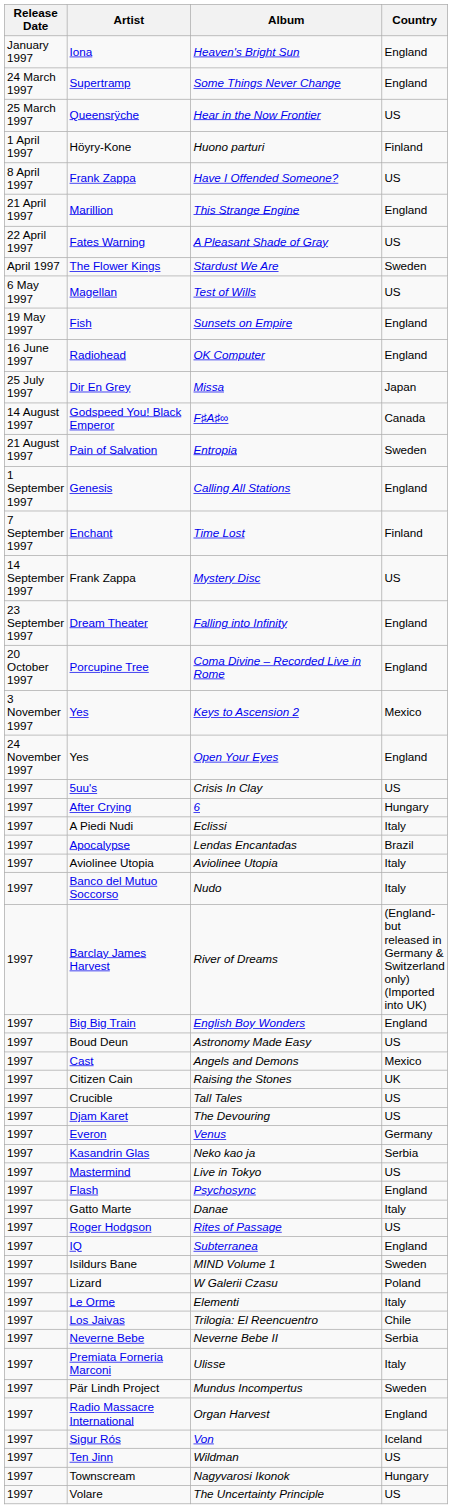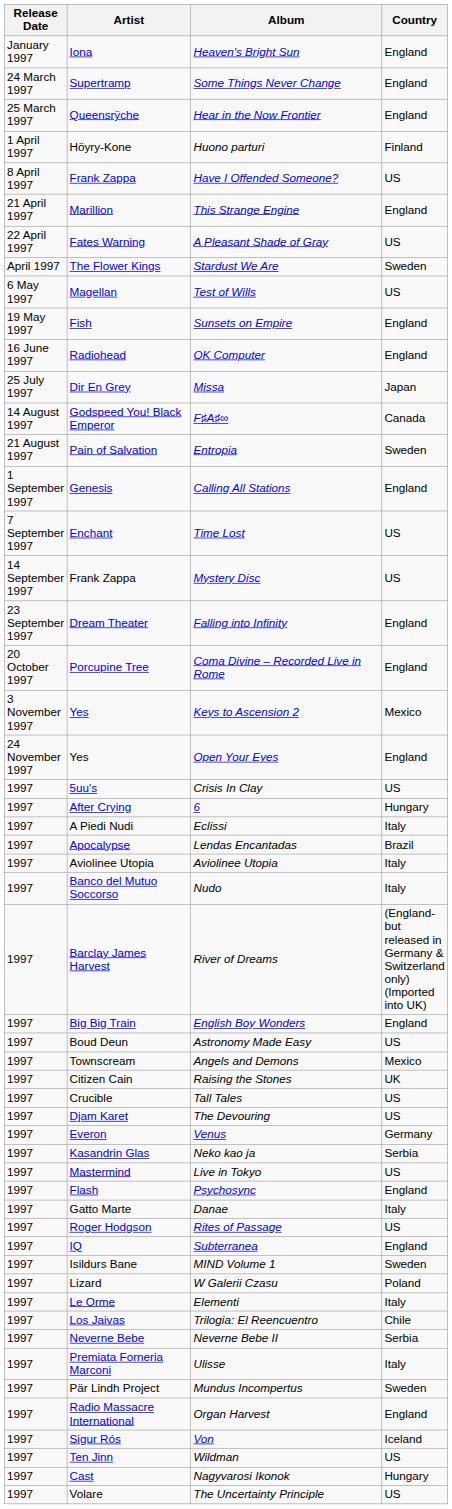(393, 115) US -> (406, 115) England
(404, 533) Finland -> (393, 533) US
(82, 1061) Cast -> (102, 1061) Townscream
(102, 1476) Townscream -> (82, 1476) Cast
